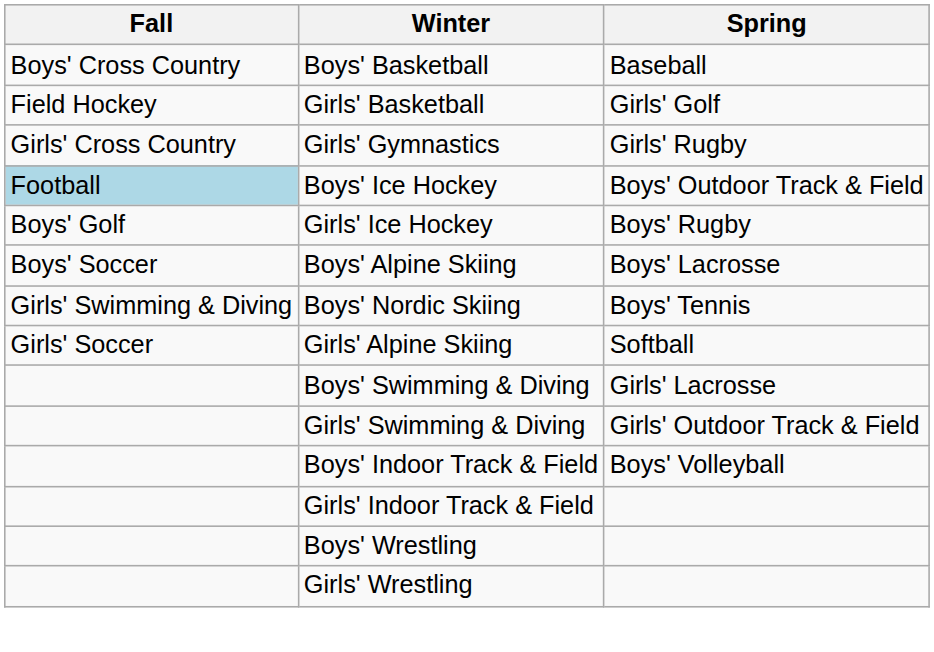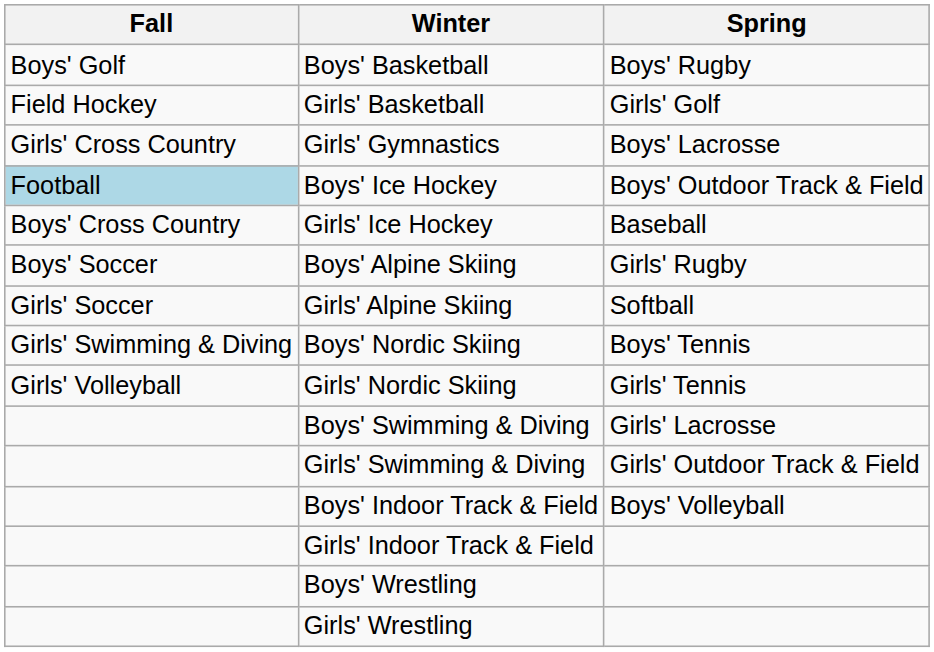(125, 64) Boys' Cross Country -> (68, 64) Boys' Golf
(658, 64) Baseball -> (680, 64) Boys' Rugby
(678, 144) Girls' Rugby -> (695, 144) Boys' Lacrosse
(68, 225) Boys' Golf -> (125, 225) Boys' Cross Country
(680, 225) Boys' Rugby -> (658, 225) Baseball
(695, 265) Boys' Lacrosse -> (678, 265) Girls' Rugby
rows swapped: (408, 345) <-> (412, 305)
+ row: (410, 385)
